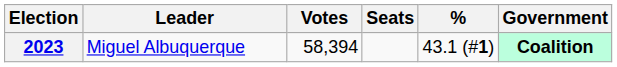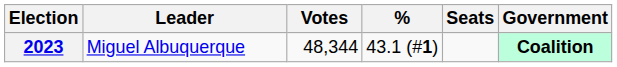columns swapped: (458, 18) <-> (390, 18)
(331, 47) 58,394 -> (331, 47) 48,344
